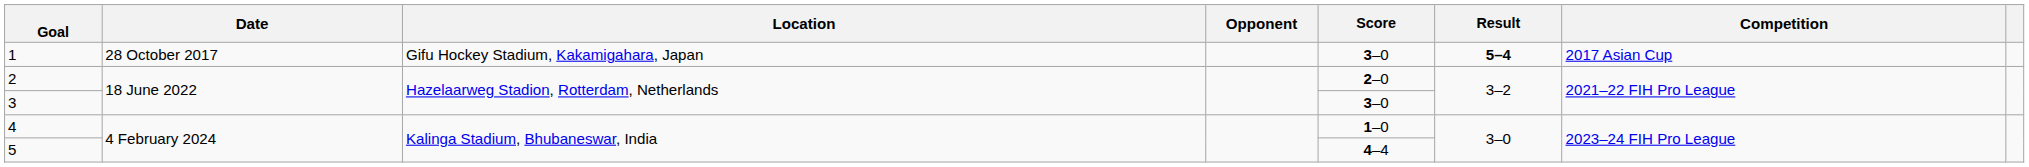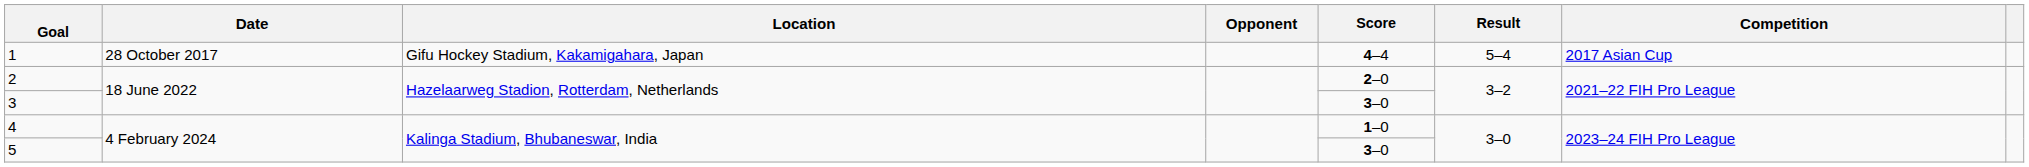(1376, 55) 3–0 -> (1376, 55) 4–4
(1498, 55) bold -> (1498, 55) normal
(1376, 151) 4–4 -> (1376, 151) 3–0
